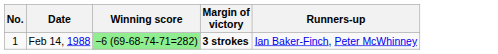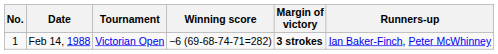+ column: (130, 19)
(146, 41) lightgreen background -> (220, 41) no background
